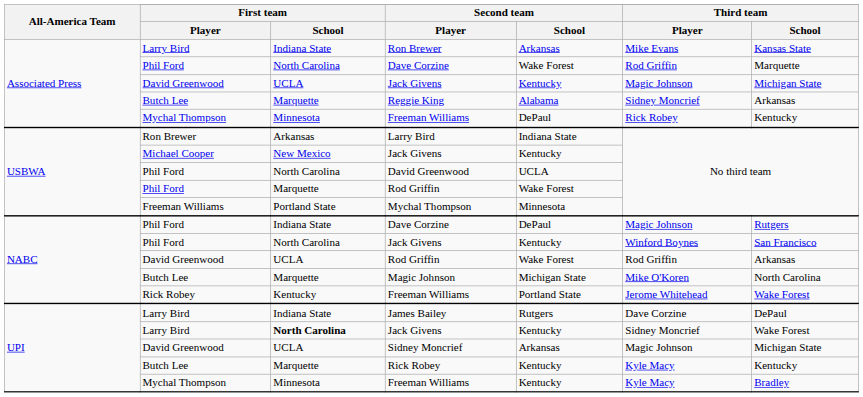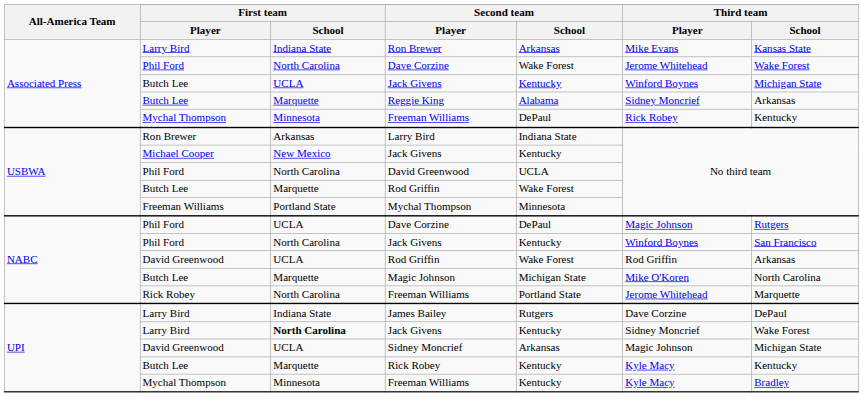(651, 65) Rod Griffin -> (666, 65) Jerome Whitehead
(777, 65) Marquette -> (782, 65) Wake Forest
(183, 83) David Greenwood -> (165, 83) Butch Lee
(659, 83) Magic Johnson -> (662, 83) Winford Boynes
(163, 189) Phil Ford -> (165, 189) Butch Lee
(302, 224) Indiana State -> (288, 224) UCLA
(295, 294) Kentucky -> (307, 294) North Carolina
(782, 294) Wake Forest -> (777, 294) Marquette
